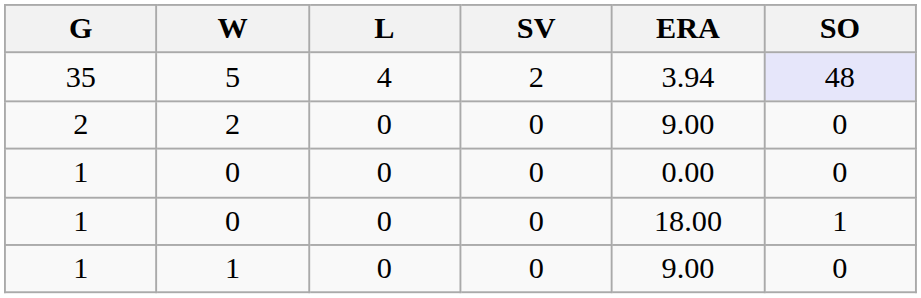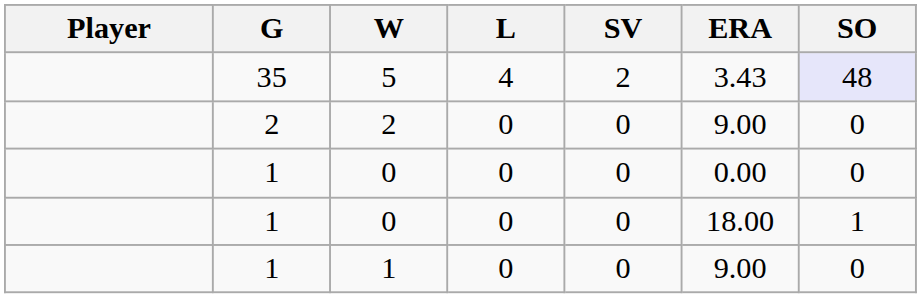+ column: (109, 28)
(688, 76) 3.94 -> (740, 76) 3.43
